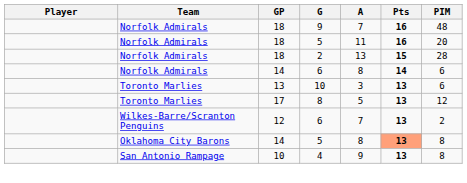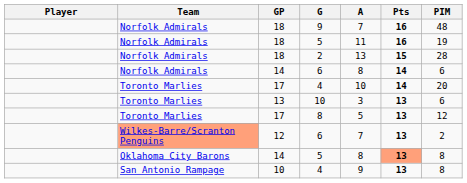(442, 41) 20 -> (442, 41) 19
+ row: (279, 86)
(178, 121) no background -> (178, 136) lightsalmon background
